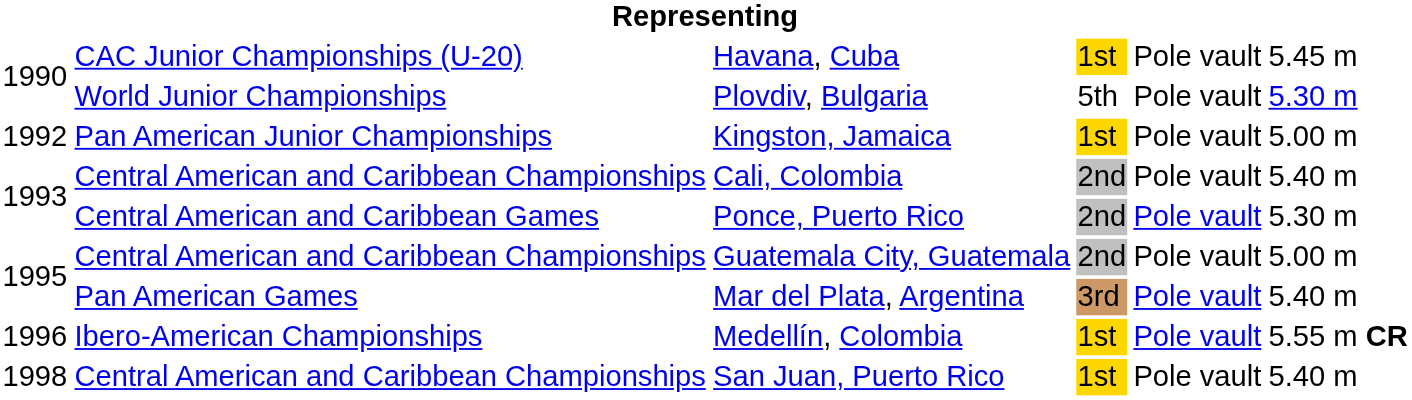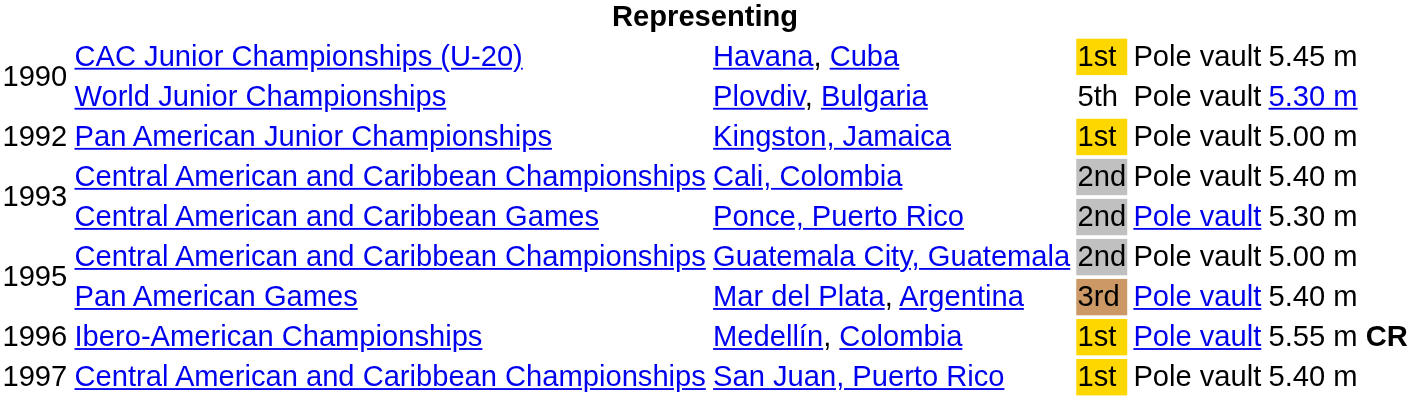(35, 376) 1998 -> (35, 376) 1997
